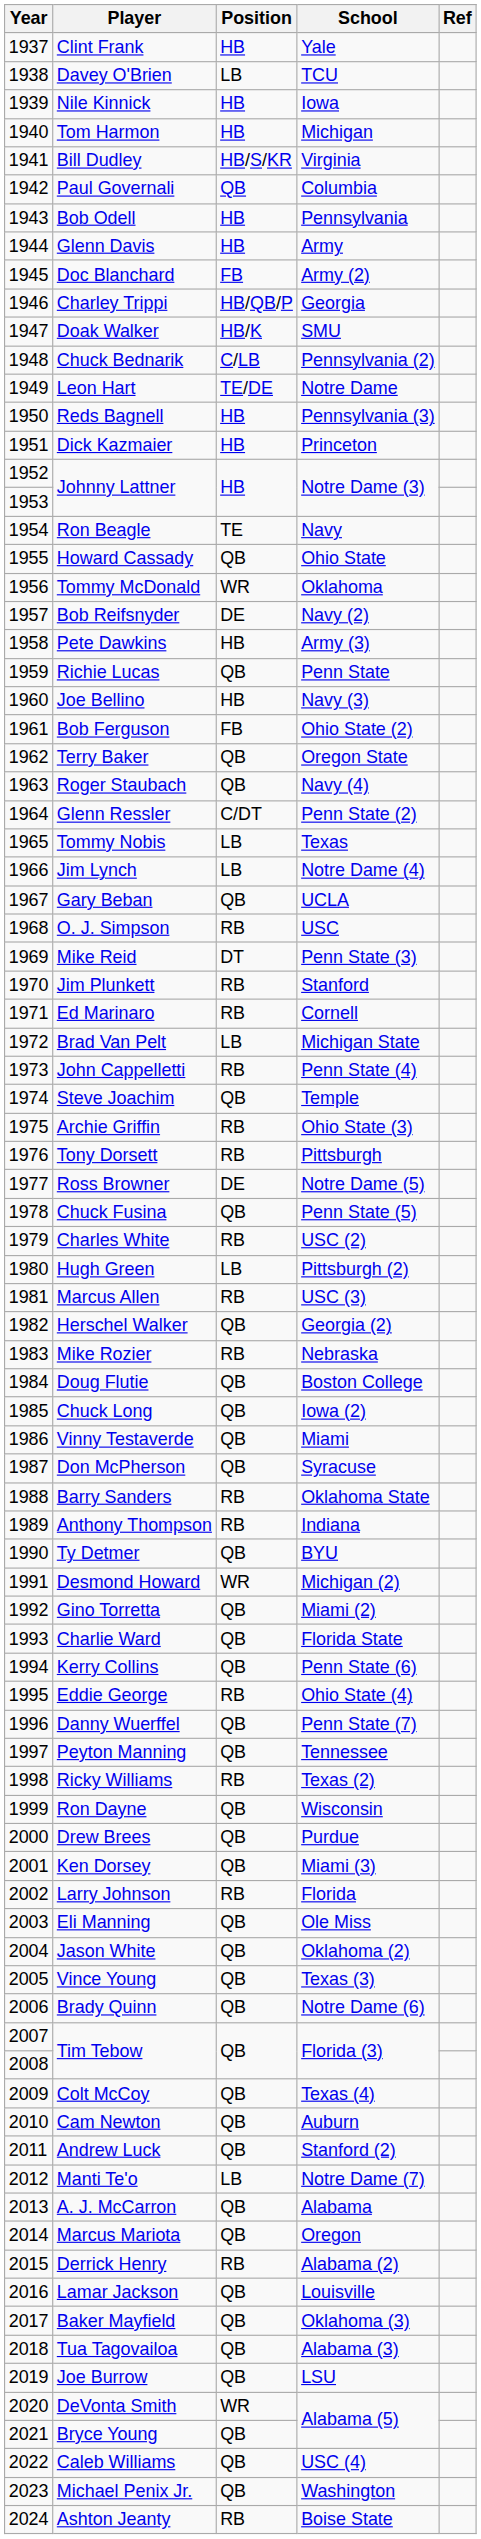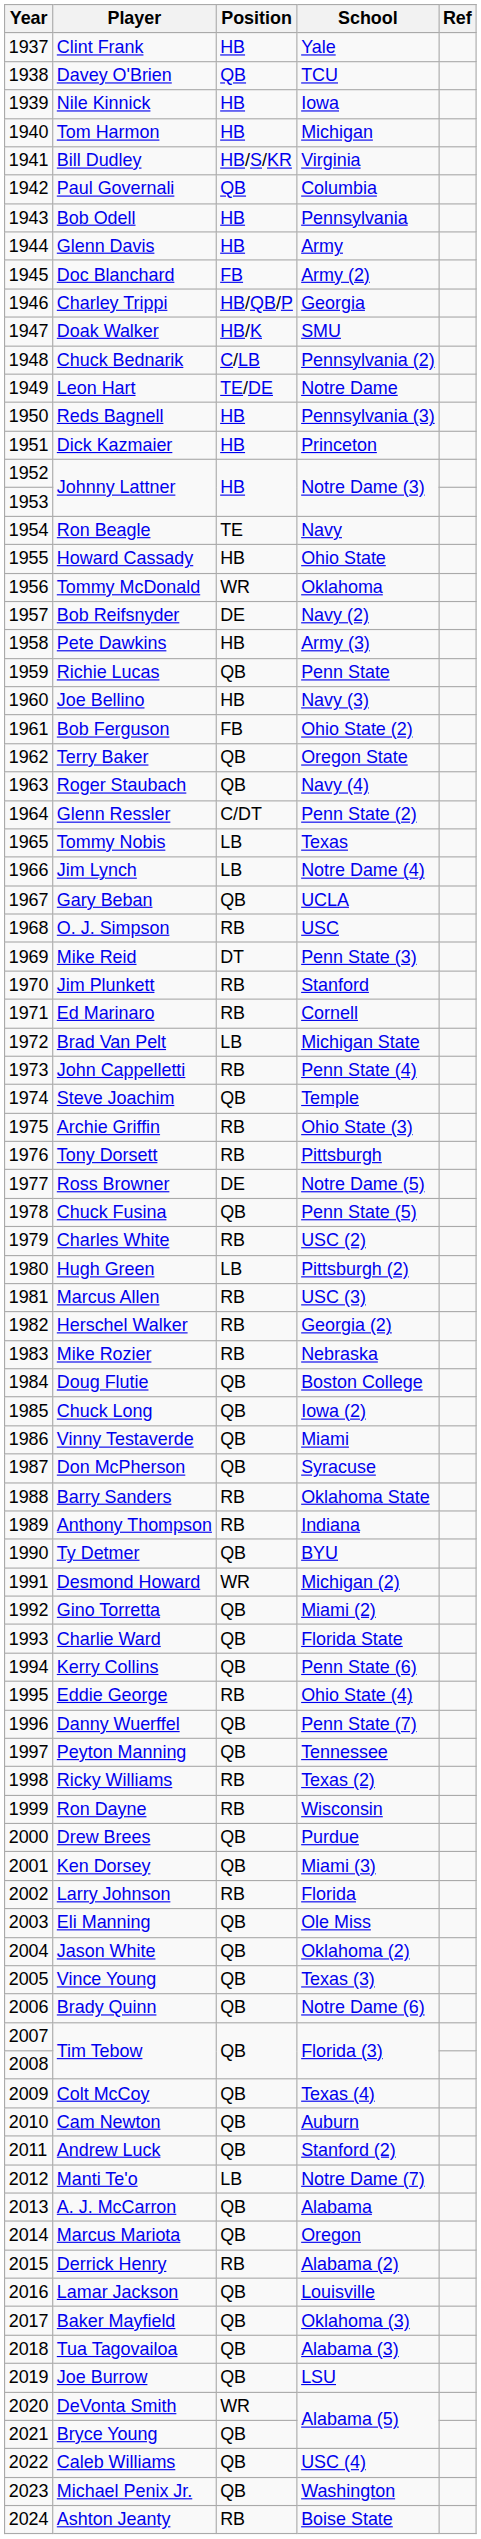(231, 75) LB -> (233, 75) QB
(233, 558) QB -> (233, 558) HB
(233, 1326) QB -> (233, 1326) RB
(233, 1809) QB -> (233, 1809) RB
